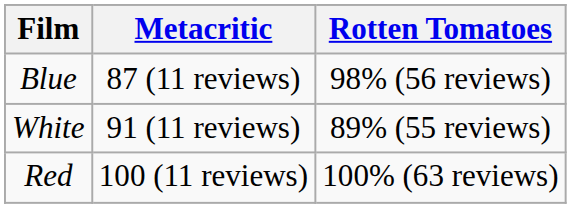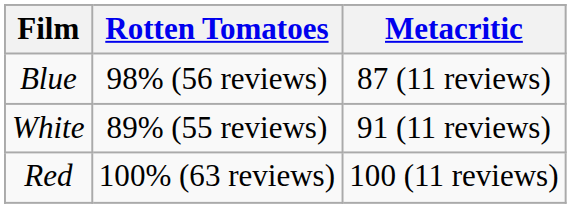columns swapped: (440, 29) <-> (203, 29)
